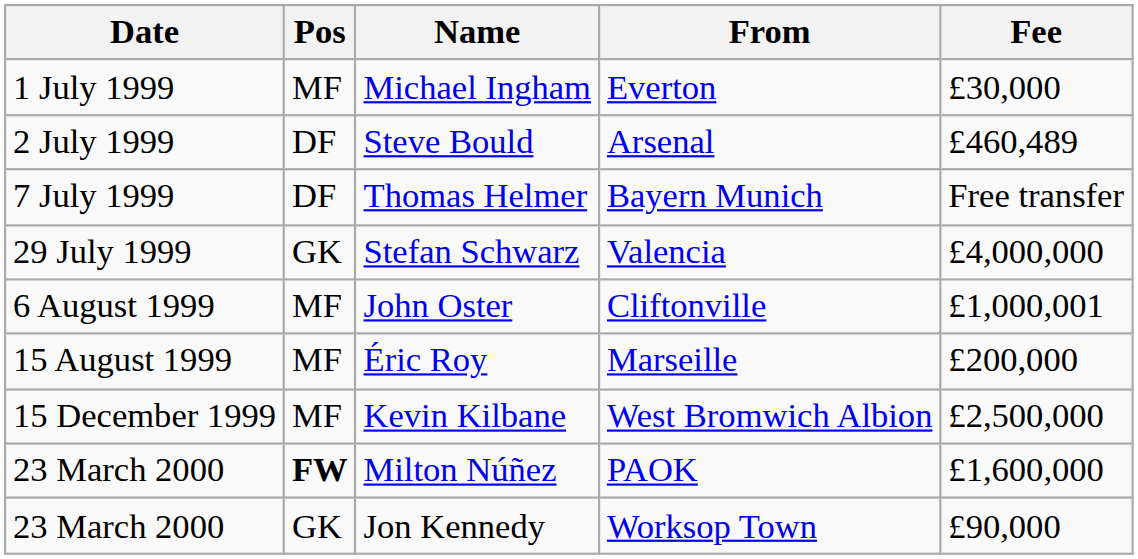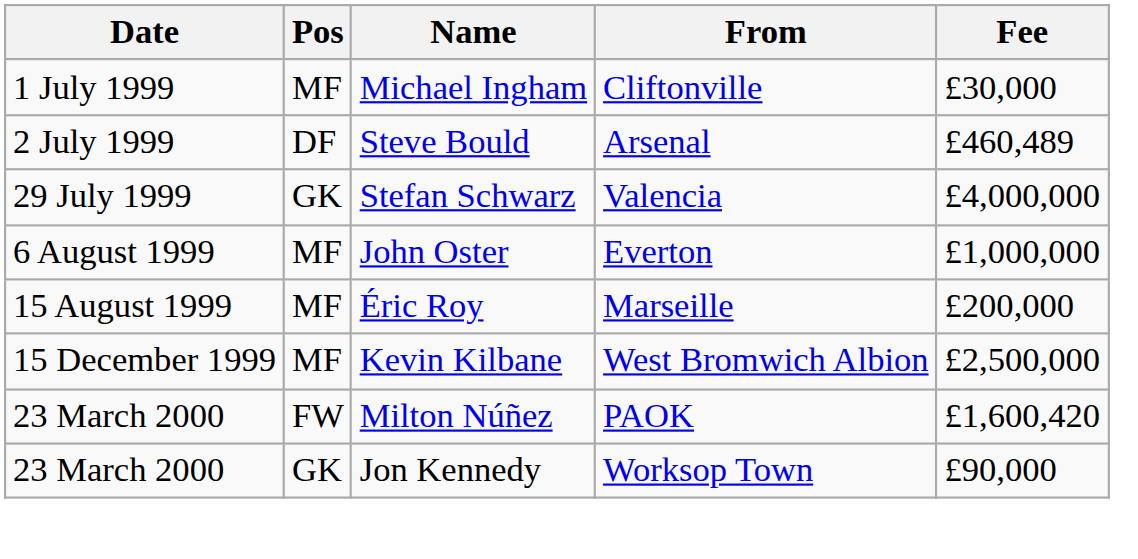(662, 86) Everton -> (683, 86) Cliftonville
- row: (475, 196)
(687, 305) Cliftonville -> (658, 251) Everton
(1026, 305) £1,000,001 -> (1022, 251) £1,000,000
(320, 470) bold -> (318, 415) normal
(1026, 470) £1,600,000 -> (1022, 415) £1,600,420
